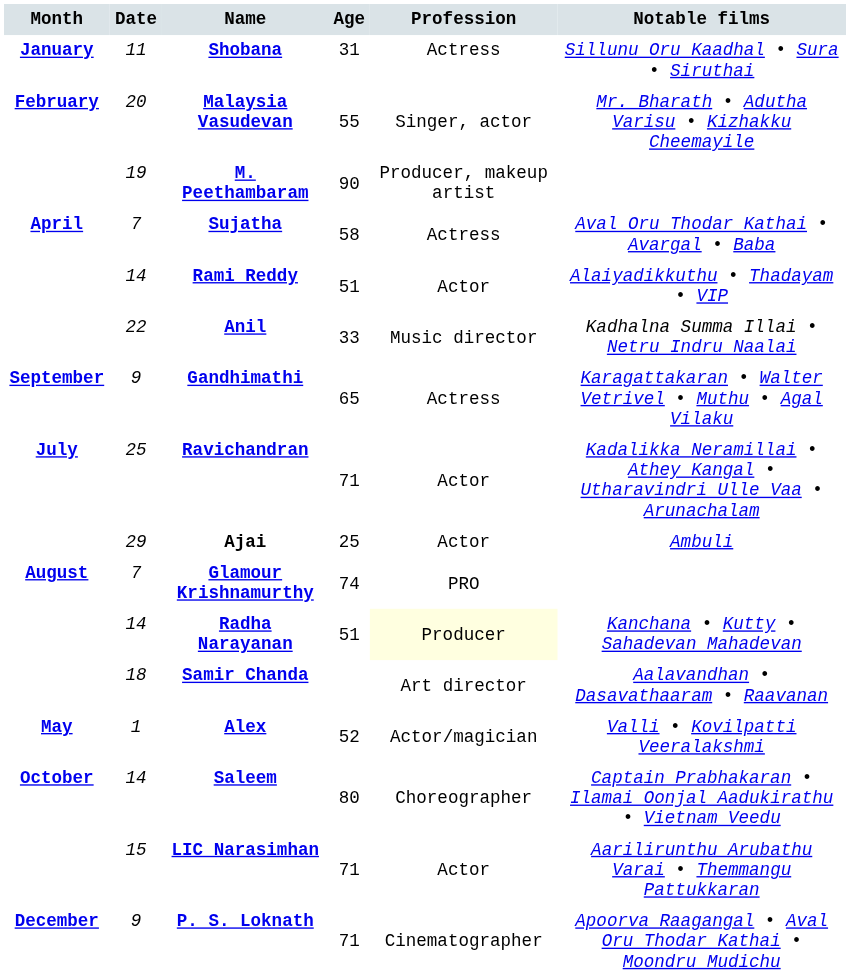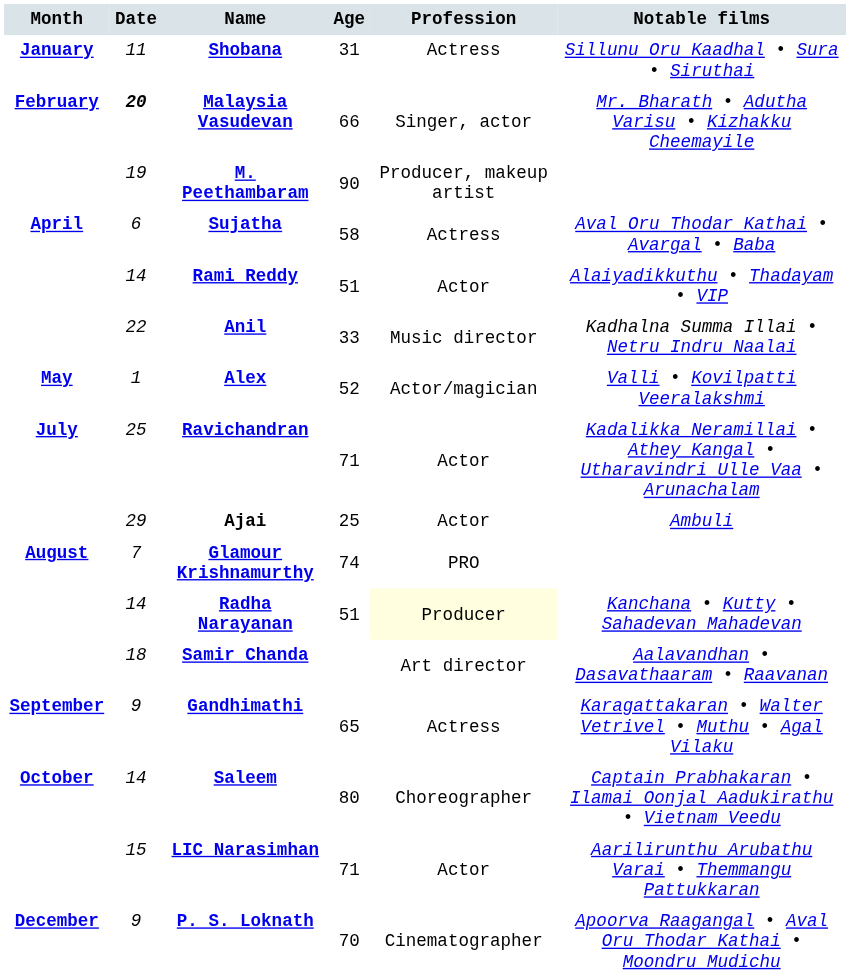(136, 102) normal -> (136, 102) bold
(349, 122) 55 -> (349, 122) 66
(136, 225) 7 -> (136, 225) 6
rows swapped: (245, 727) <-> (245, 379)
(349, 942) 71 -> (349, 942) 70
